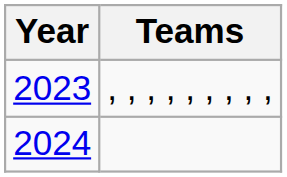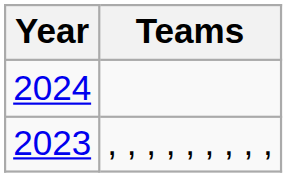rows swapped: (52, 87) <-> (52, 143)
